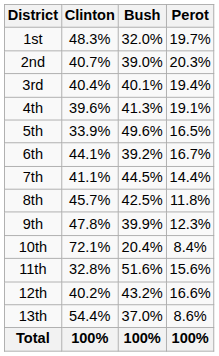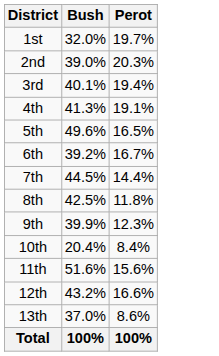- column: (90, 16)
